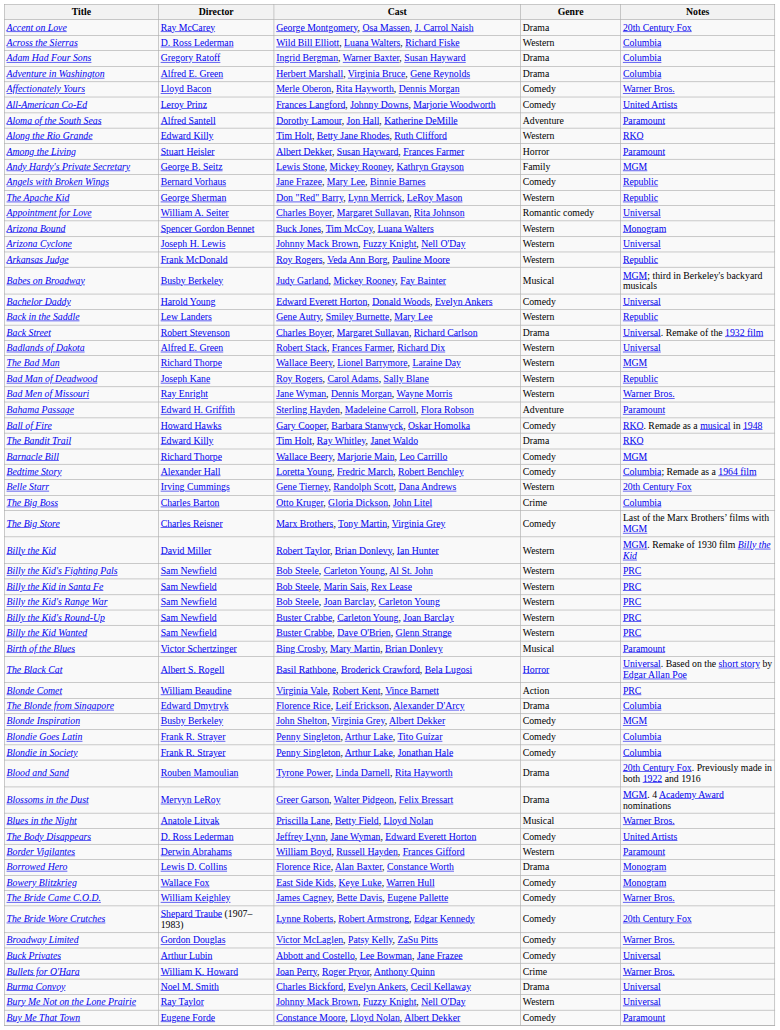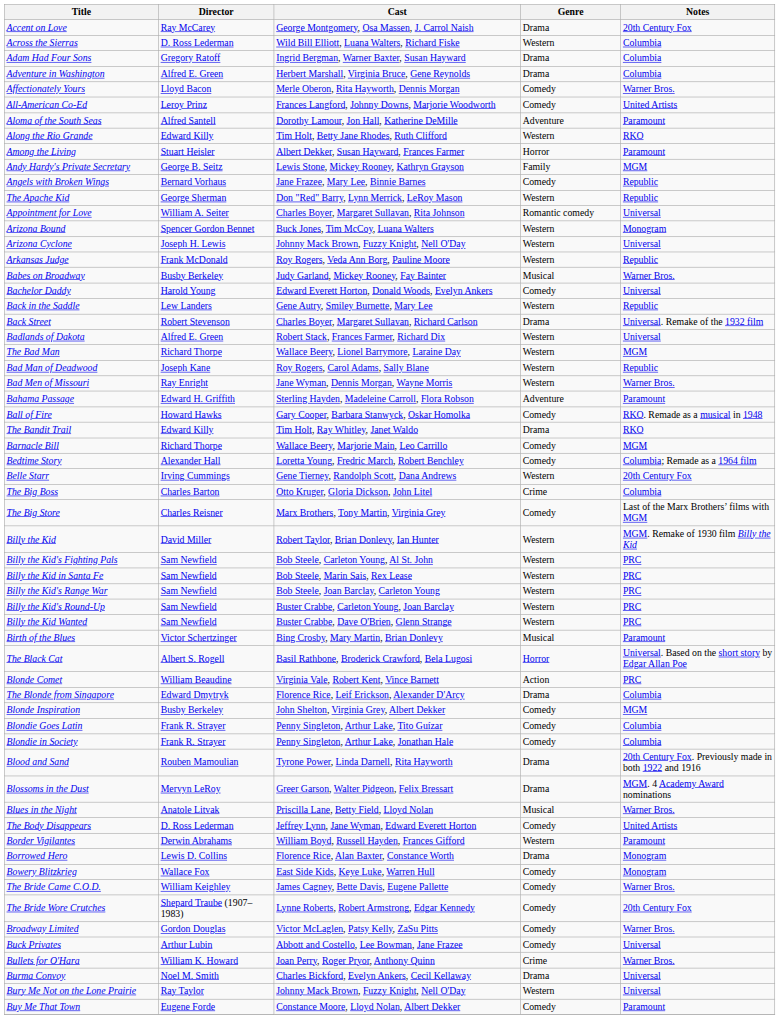(693, 280) MGM; third in Berkeley's backyard musicals -> (649, 275) Warner Bros.
